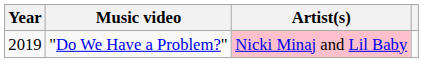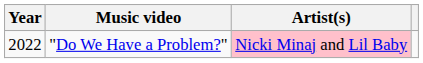(25, 44) 2019 -> (25, 44) 2022
